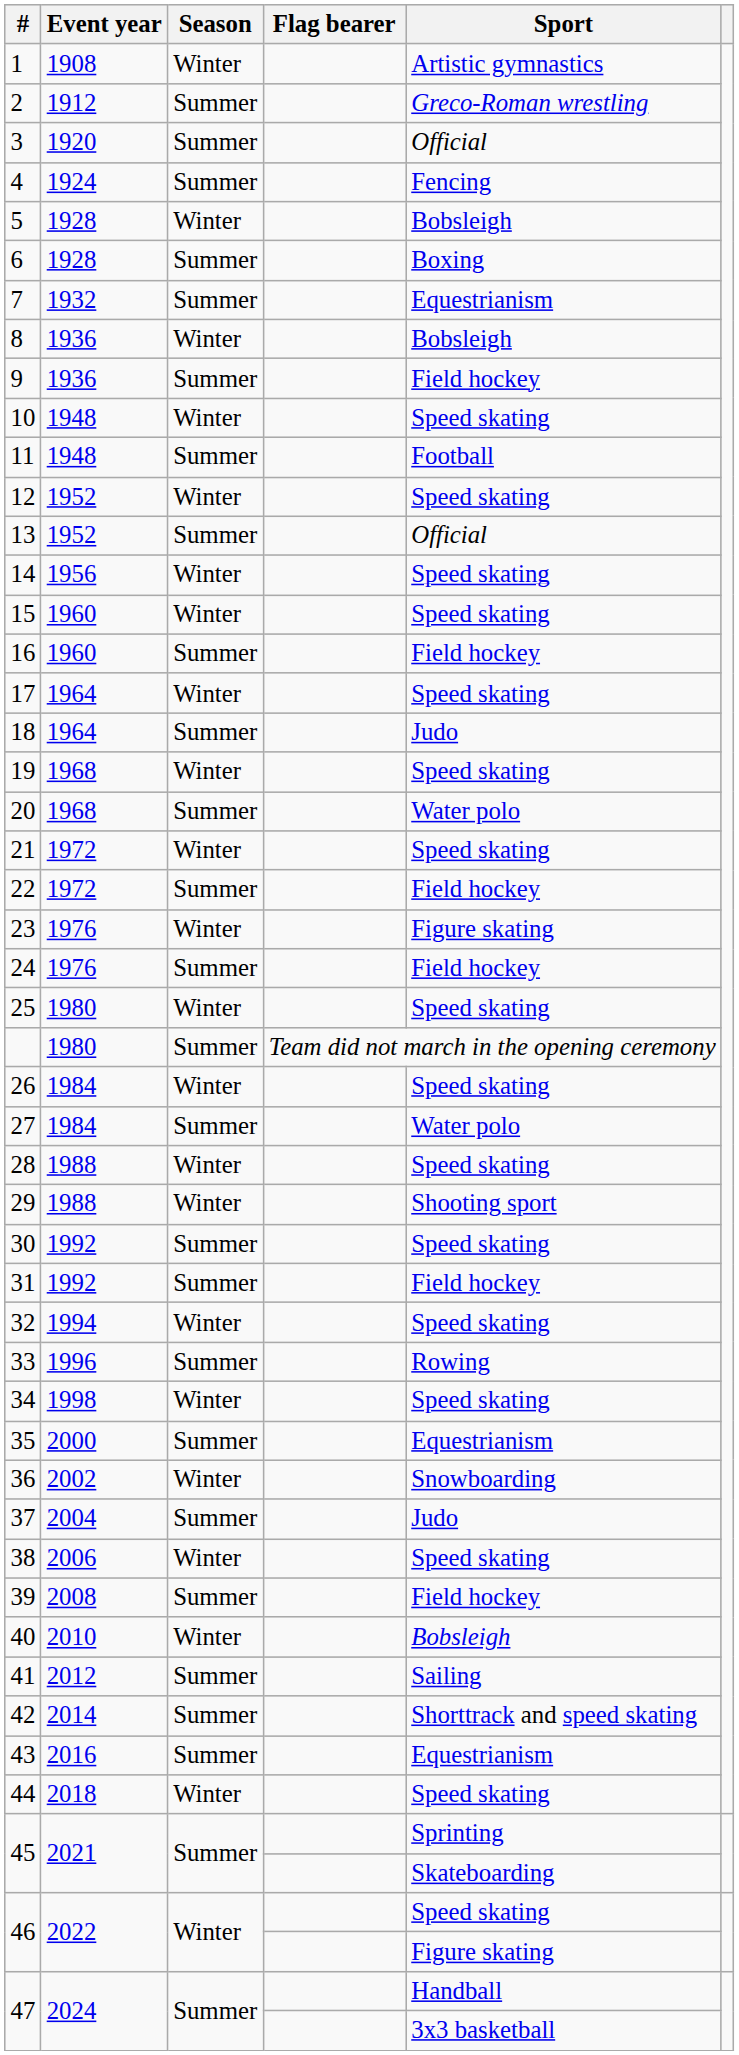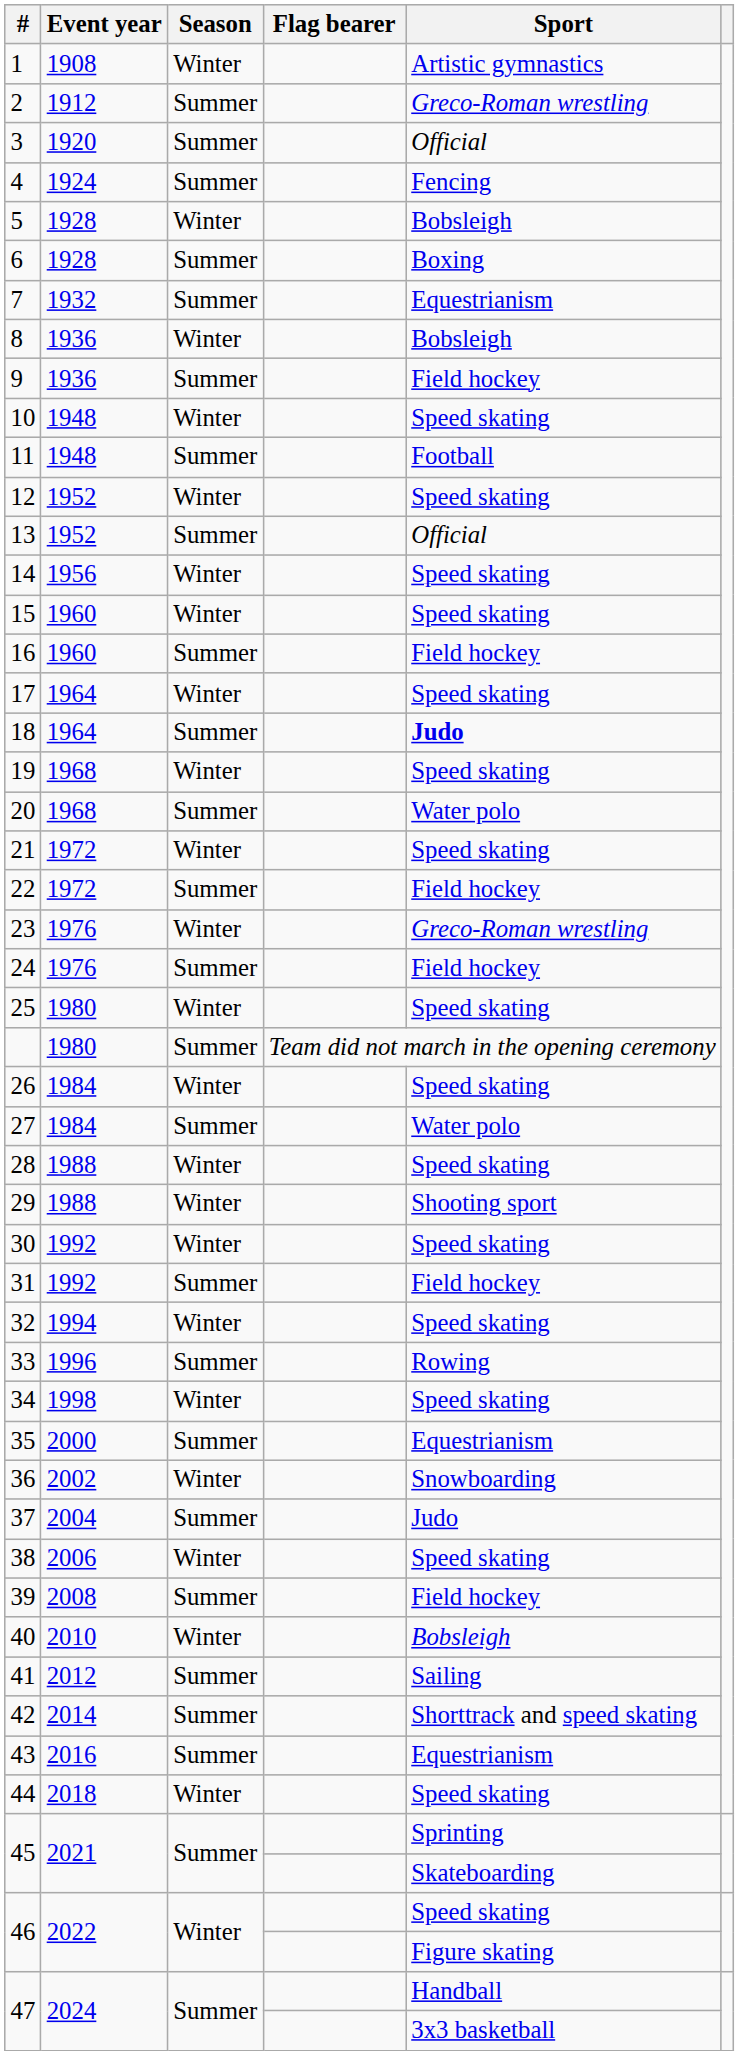(435, 732) normal -> (437, 732) bold
(483, 928) Figure skating -> (530, 928) Greco-Roman wrestling
(215, 1243) Summer -> (207, 1243) Winter
